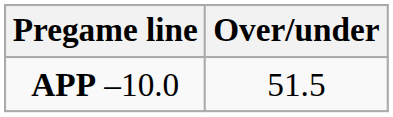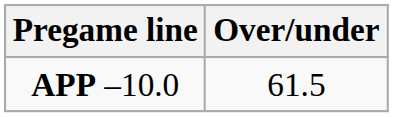(296, 83) 51.5 -> (296, 83) 61.5
